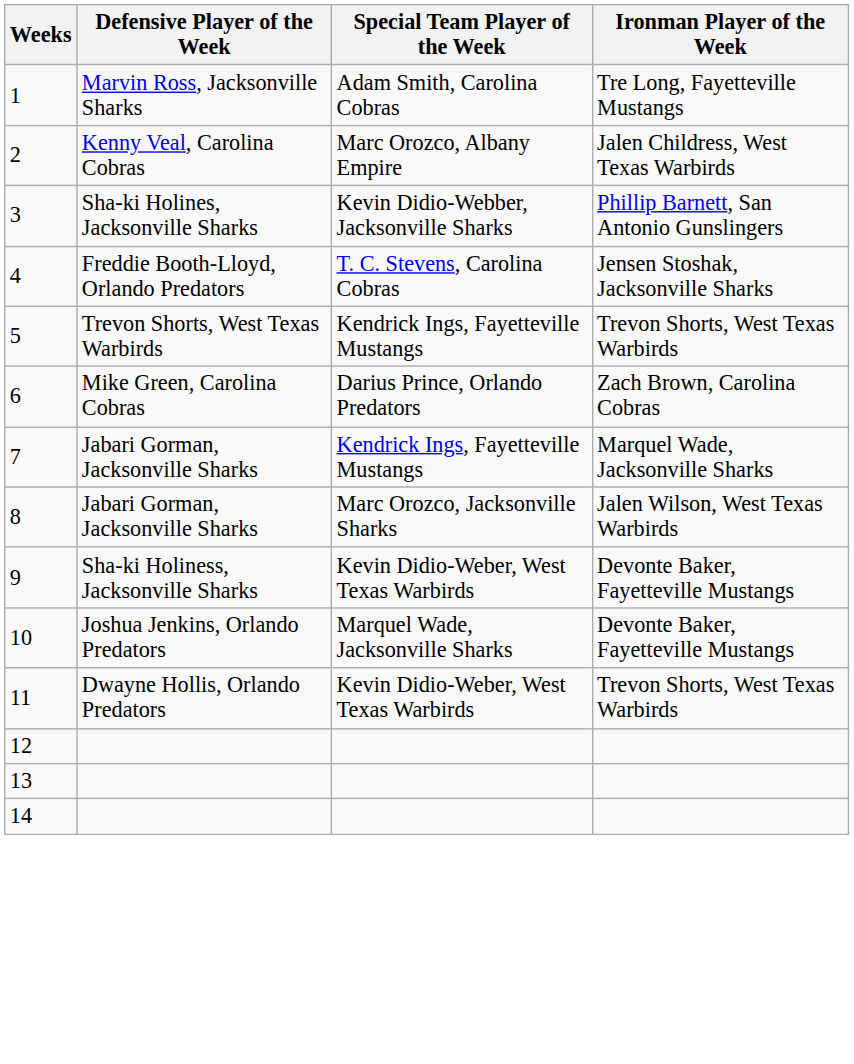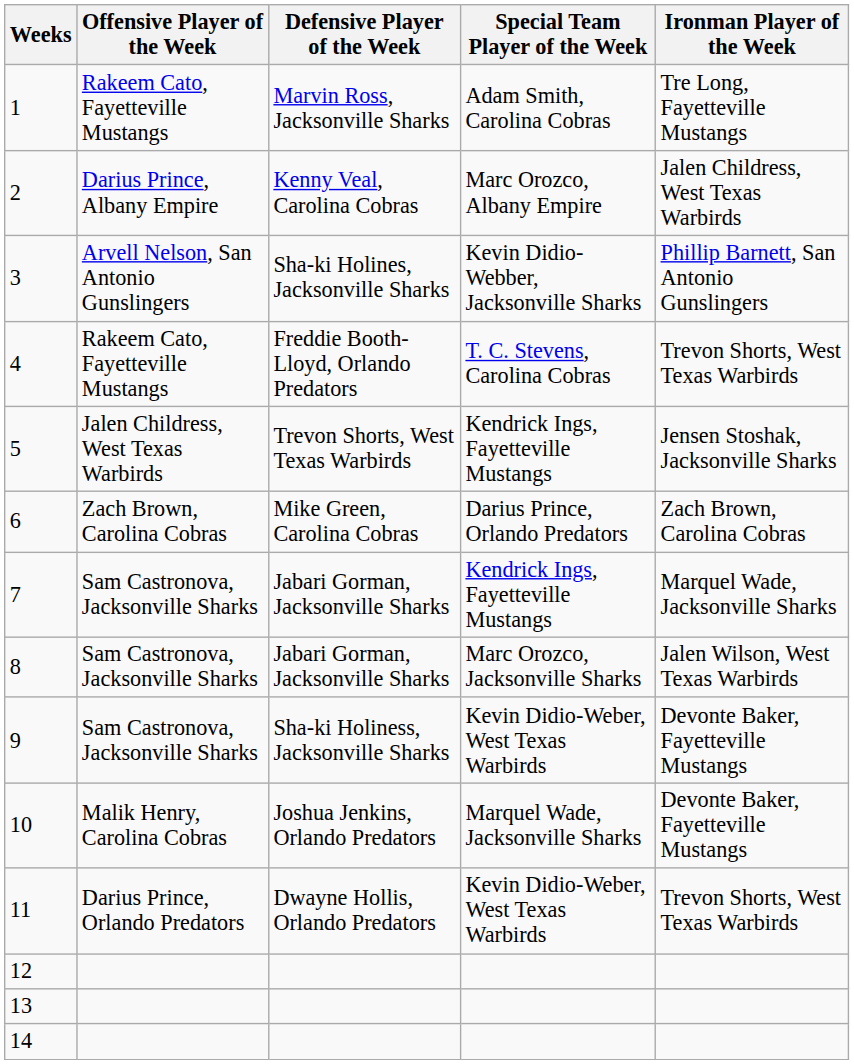+ column: (172, 34)
(685, 275) Jensen Stoshak, Jacksonville Sharks -> (751, 363) Trevon Shorts, West Texas Warbirds
(716, 336) Trevon Shorts, West Texas Warbirds -> (749, 448) Jensen Stoshak, Jacksonville Sharks
